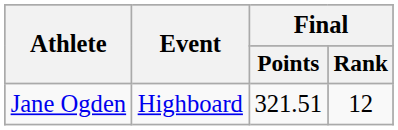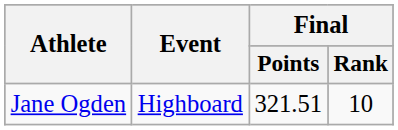(361, 104) 12 -> (361, 104) 10
